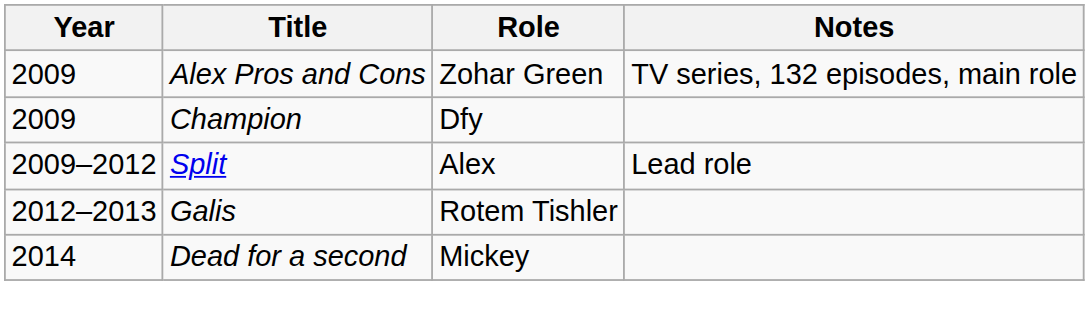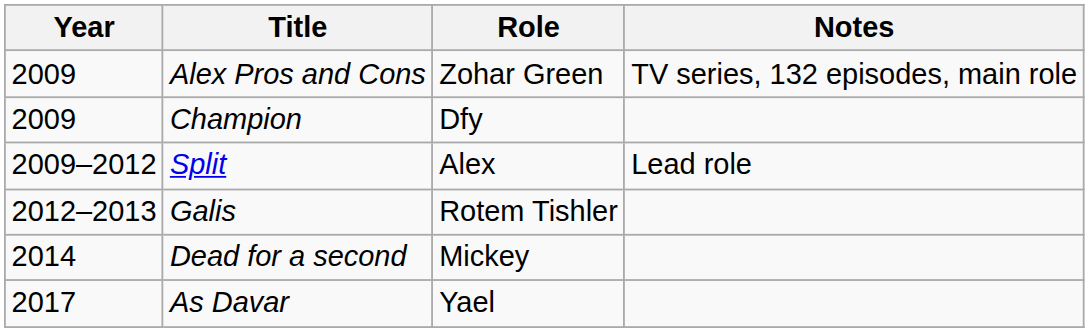+ row: (229, 303)
